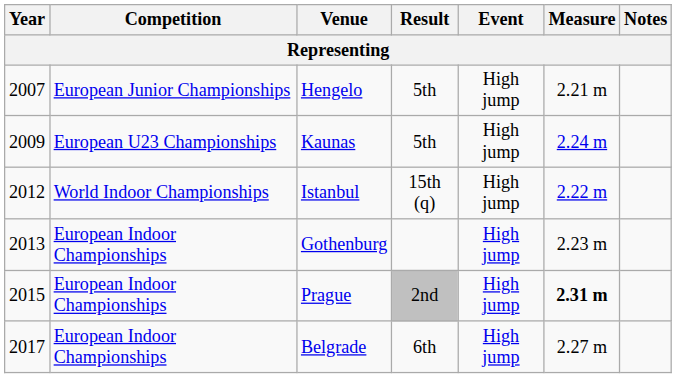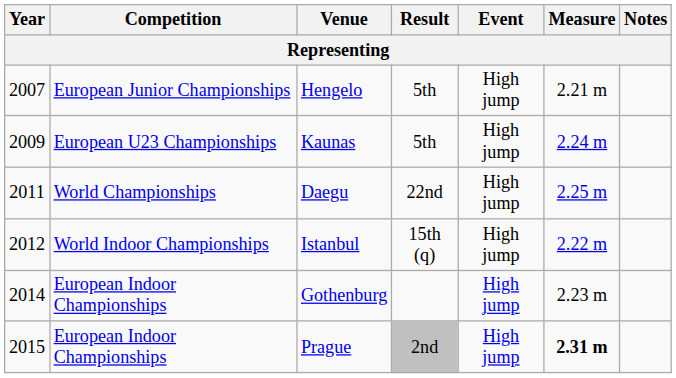+ row: (325, 193)
(27, 244) 2013 -> (27, 295) 2014
- row: (334, 347)
